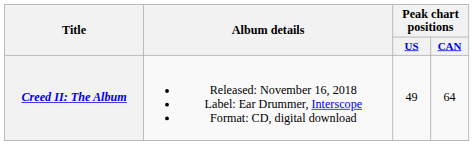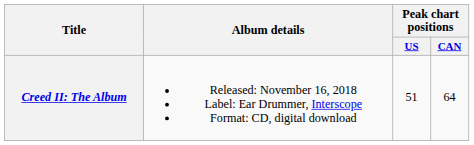(412, 97) 49 -> (412, 97) 51
